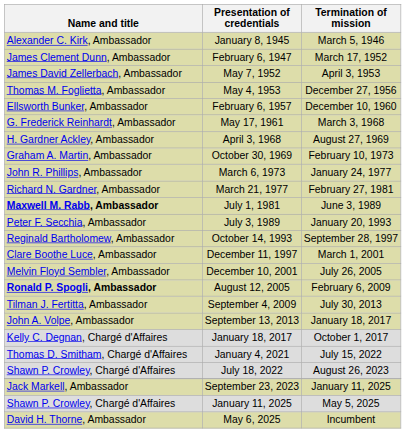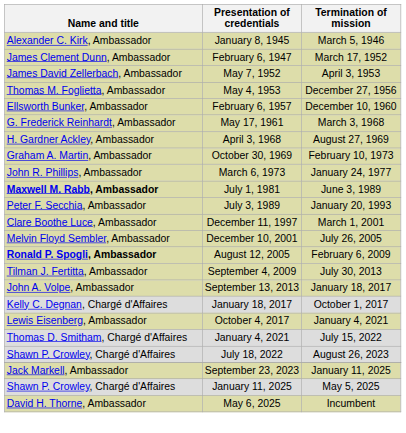- row: (252, 189)
- row: (252, 238)
+ row: (252, 321)
